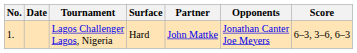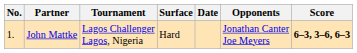columns swapped: (37, 12) <-> (193, 12)
(322, 34) normal -> (322, 34) bold
